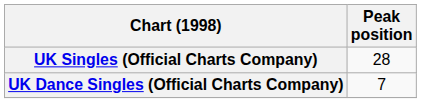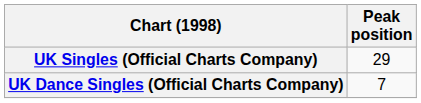(382, 60) 28 -> (382, 60) 29
